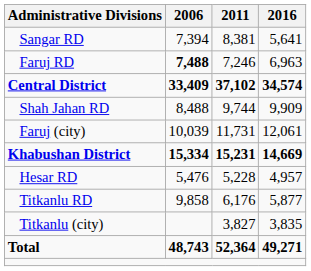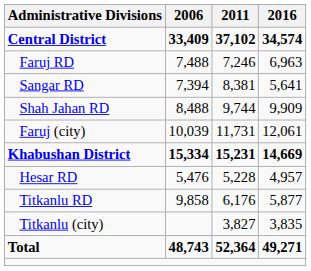rows swapped: (57, 85) <-> (52, 39)
(192, 62) bold -> (192, 62) normal
